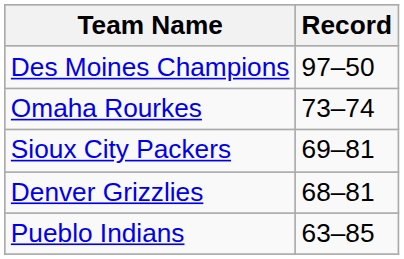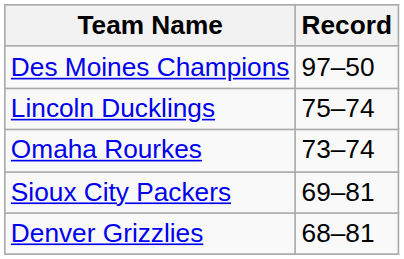+ row: (113, 108)
- row: (98, 233)
